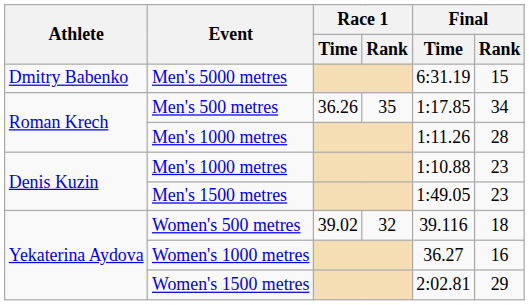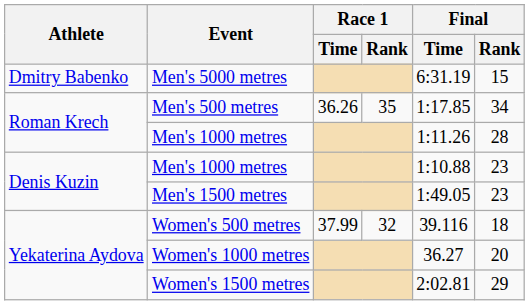(338, 225) 39.02 -> (338, 225) 37.99
(500, 255) 16 -> (500, 255) 20
